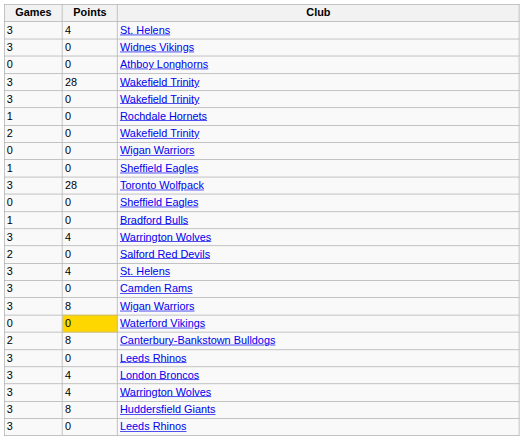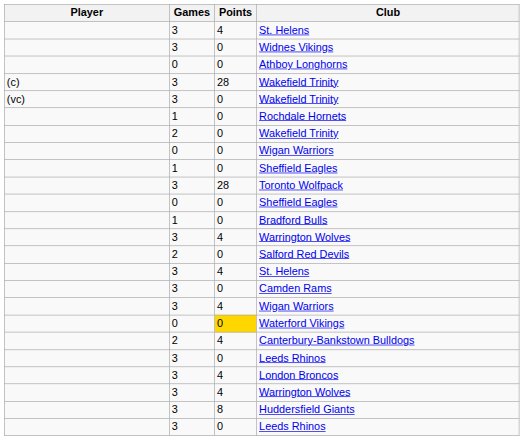+ column: (87, 13)
(68, 306) 8 -> (220, 306) 4
(68, 340) 8 -> (220, 340) 4
